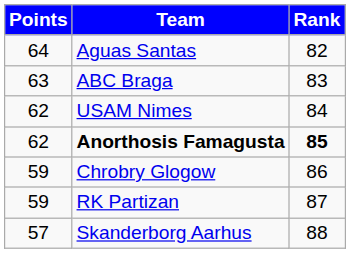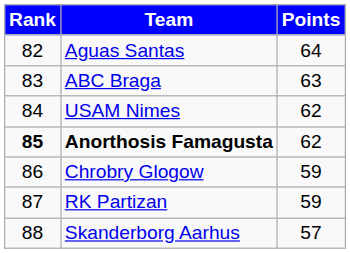columns swapped: (317, 19) <-> (38, 19)
